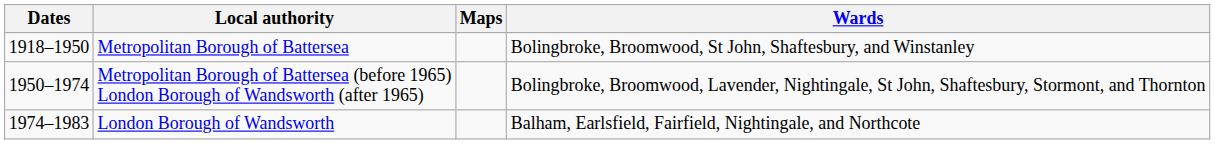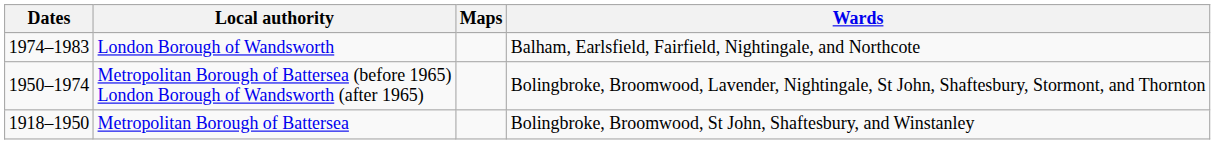rows swapped: (223, 47) <-> (216, 124)
